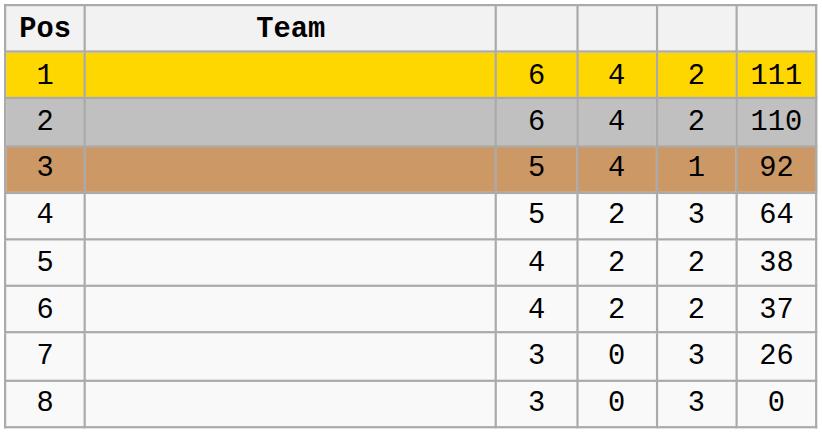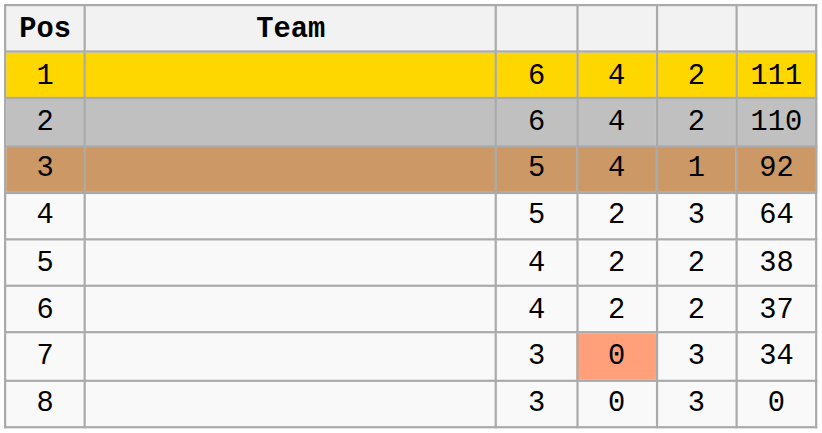(617, 356) no background -> (617, 356) lightsalmon background
(776, 356) 26 -> (776, 356) 34
